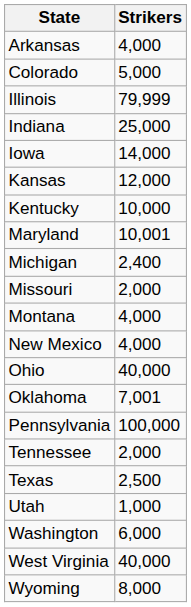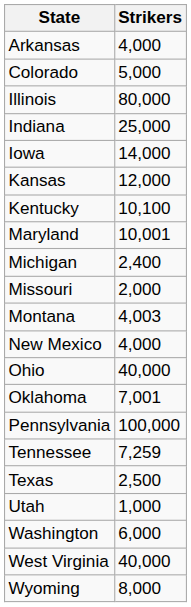(144, 99) 79,999 -> (144, 99) 80,000
(144, 208) 10,000 -> (144, 208) 10,100
(140, 316) 4,000 -> (140, 316) 4,003
(140, 452) 2,000 -> (140, 452) 7,259
